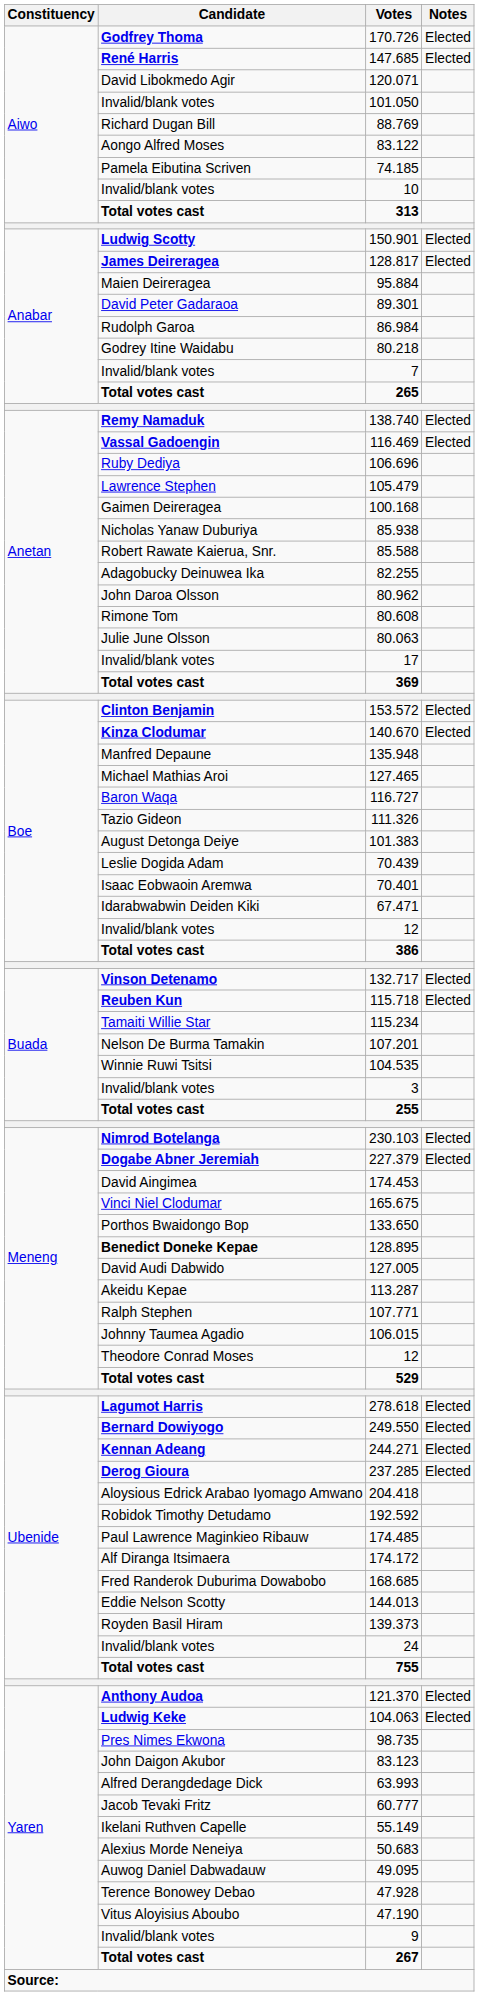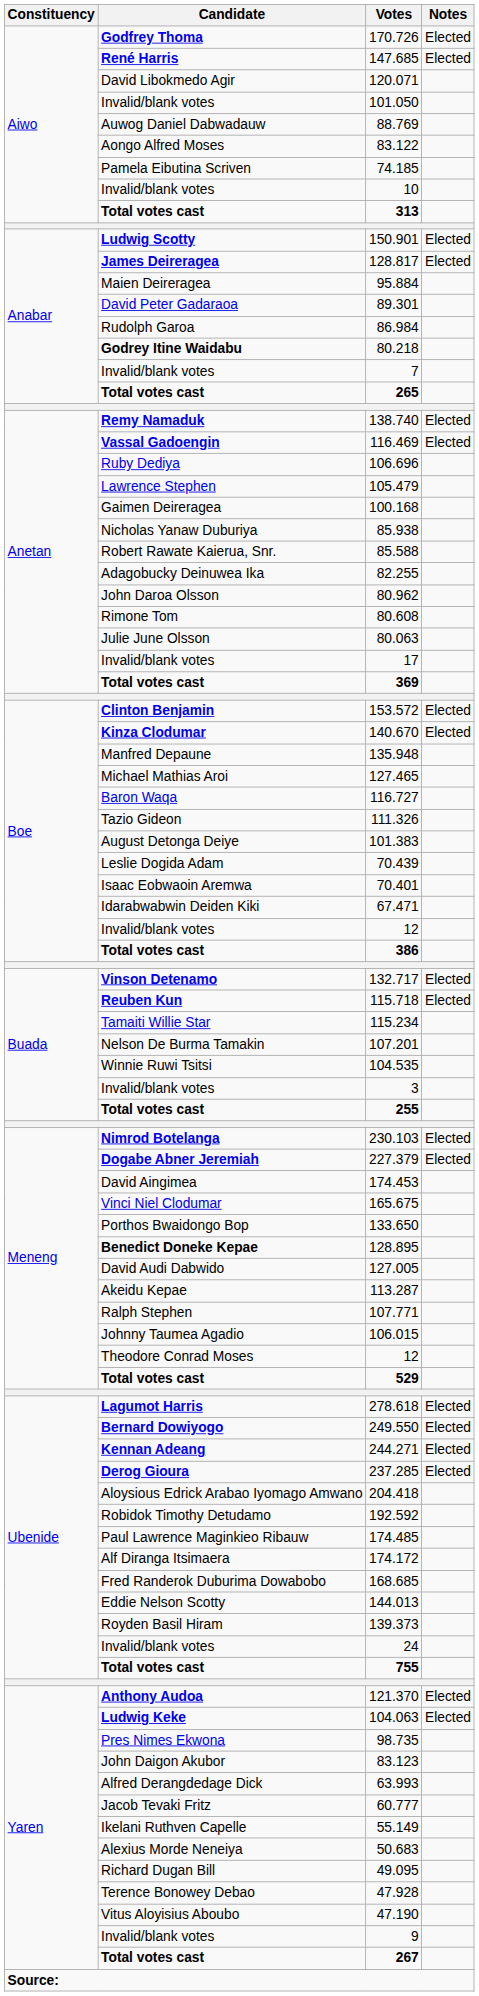(158, 124) Richard Dugan Bill -> (183, 124) Auwog Daniel Dabwadauw
(167, 349) normal -> (172, 349) bold
(183, 1871) Auwog Daniel Dabwadauw -> (158, 1871) Richard Dugan Bill
